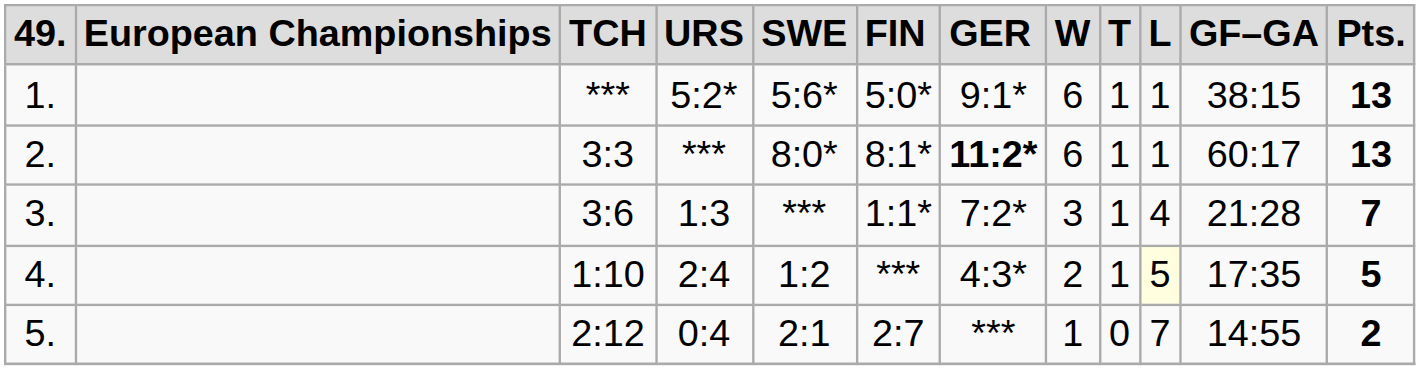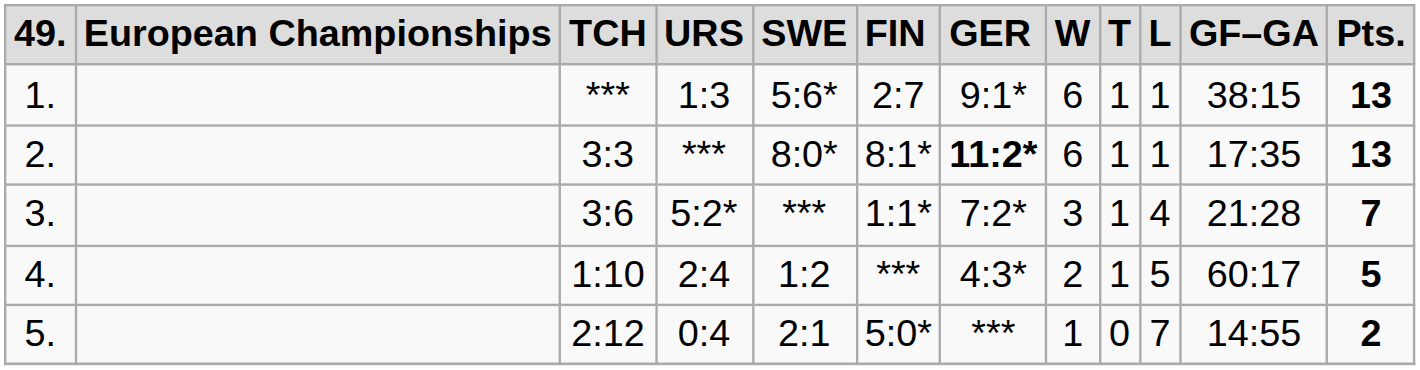(704, 94) 5:2* -> (704, 94) 1:3
(898, 94) 5:0* -> (898, 94) 2:7
(1254, 154) 60:17 -> (1254, 154) 17:35
(704, 214) 1:3 -> (704, 214) 5:2*
(1160, 273) lightyellow background -> (1160, 273) no background
(1254, 273) 17:35 -> (1254, 273) 60:17
(898, 333) 2:7 -> (898, 333) 5:0*
